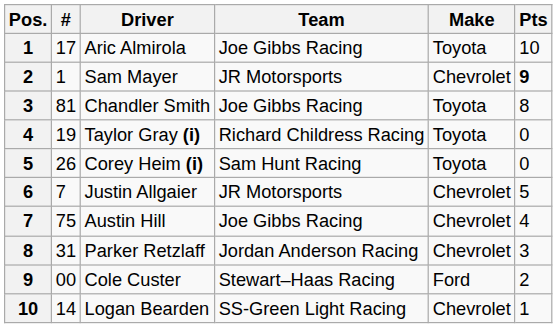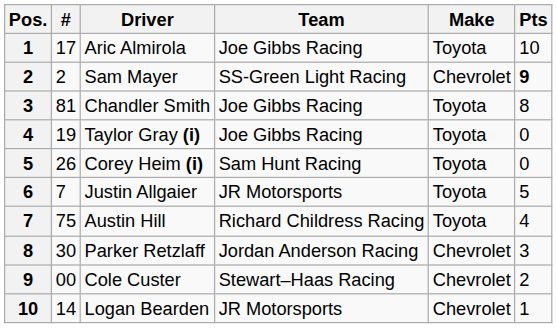(61, 77) 1 -> (61, 77) 2
(280, 77) JR Motorsports -> (312, 77) SS-Green Light Racing
(321, 135) Richard Childress Racing -> (291, 135) Joe Gibbs Racing
(472, 192) Chevrolet -> (460, 192) Toyota
(291, 221) Joe Gibbs Racing -> (321, 221) Richard Childress Racing
(472, 221) Chevrolet -> (460, 221) Toyota
(66, 250) 31 -> (66, 250) 30
(452, 279) Ford -> (472, 279) Chevrolet
(312, 308) SS-Green Light Racing -> (280, 308) JR Motorsports
